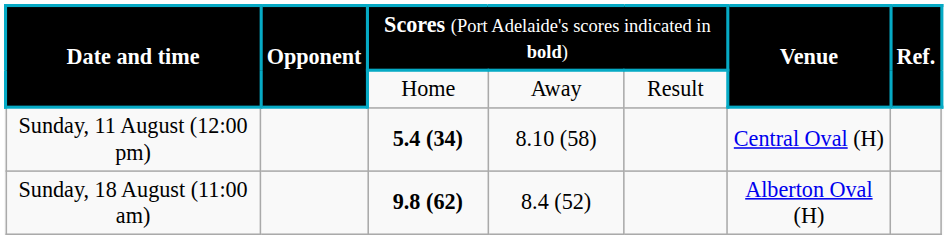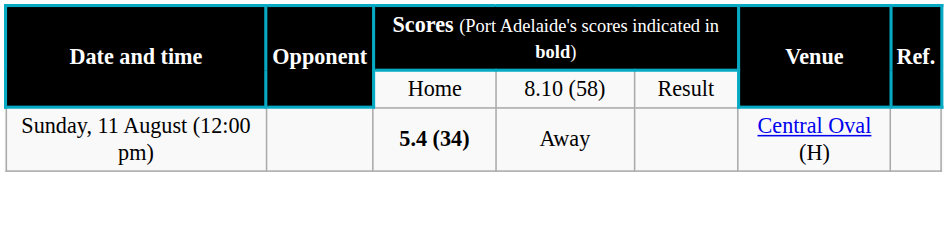(556, 89) Away -> (565, 89) 8.10 (58)
(556, 139) 8.10 (58) -> (565, 139) Away
- row: (133, 202)
